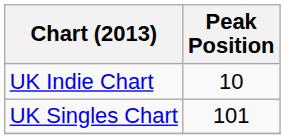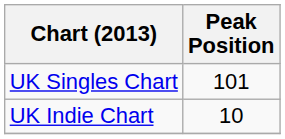rows swapped: (94, 116) <-> (82, 81)
